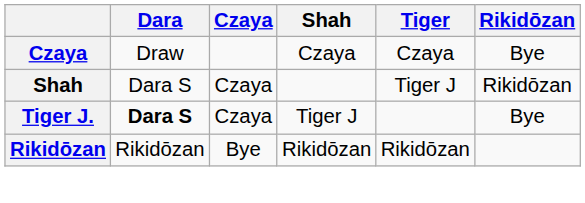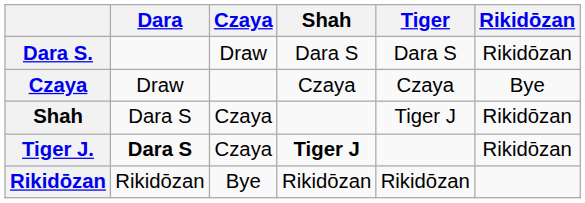+ row: (58, 52)
(327, 117) normal -> (327, 149) bold
(527, 117) Bye -> (527, 149) Rikidōzan
